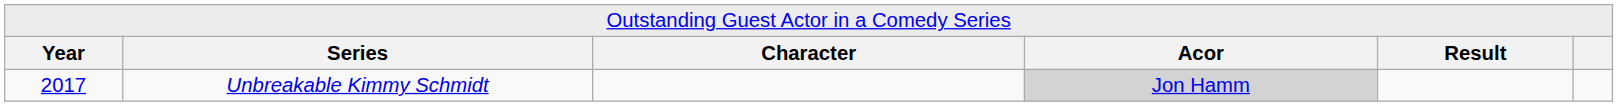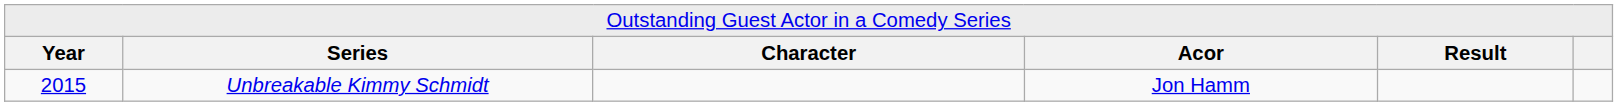(63, 85) 2017 -> (63, 85) 2015
(1201, 85) lightgrey background -> (1201, 85) no background
